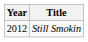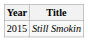(17, 28) 2012 -> (17, 28) 2015
